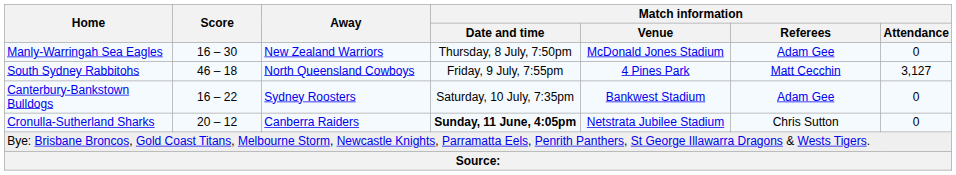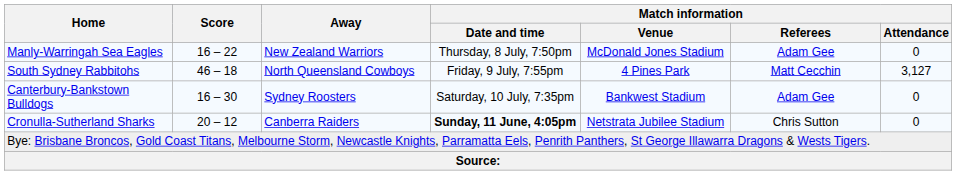(217, 52) 16 – 30 -> (217, 52) 16 – 22
(217, 96) 16 – 22 -> (217, 96) 16 – 30
